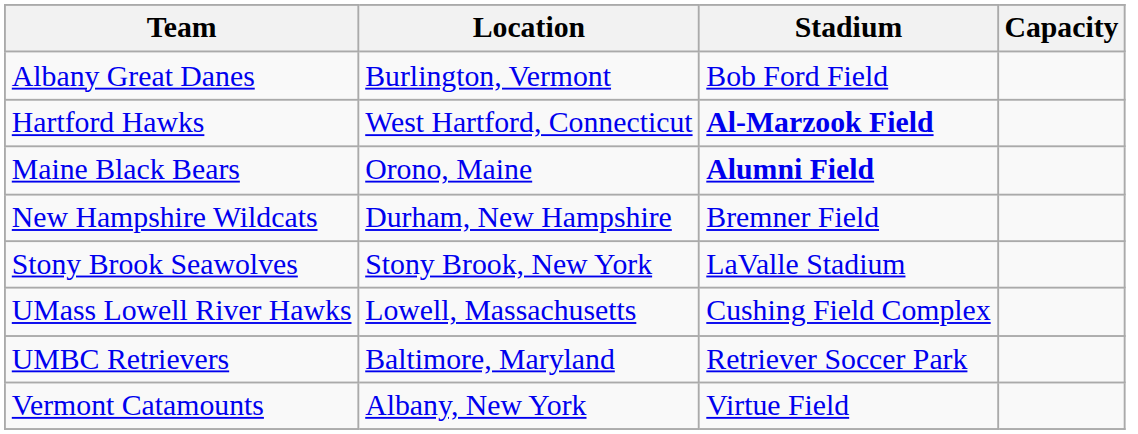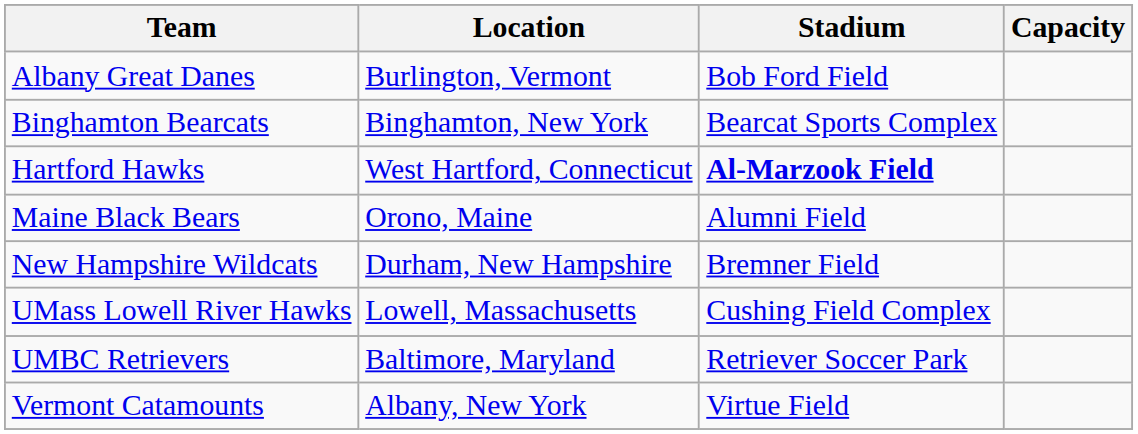+ row: (140, 122)
(790, 169) bold -> (786, 216) normal
- row: (155, 264)
